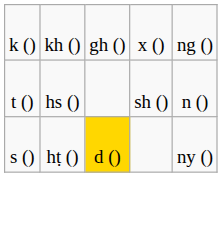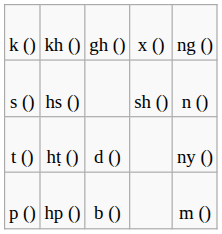(22, 101) t () -> (22, 101) s ()
(22, 157) s () -> (22, 157) t ()
(107, 157) gold background -> (107, 157) no background
+ row: (62, 213)
